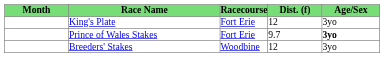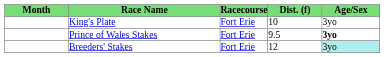(273, 22) 12 -> (273, 22) 10
(274, 34) 9.7 -> (274, 34) 9.5
(240, 46) Woodbine -> (238, 46) Fort Erie
(330, 46) no background -> (330, 46) paleturquoise background
